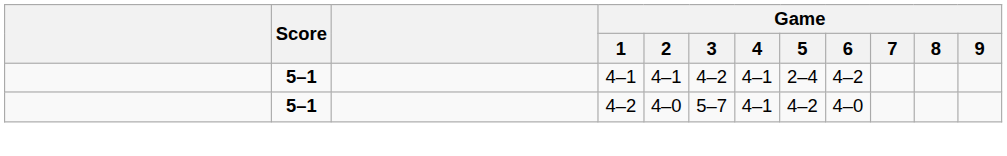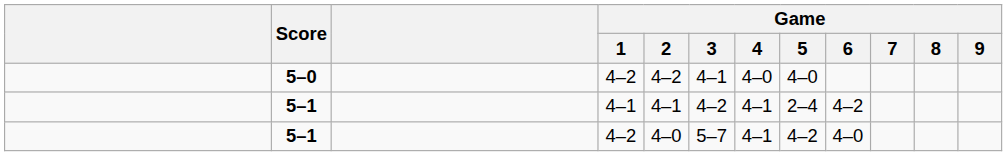+ row: (301, 77)
